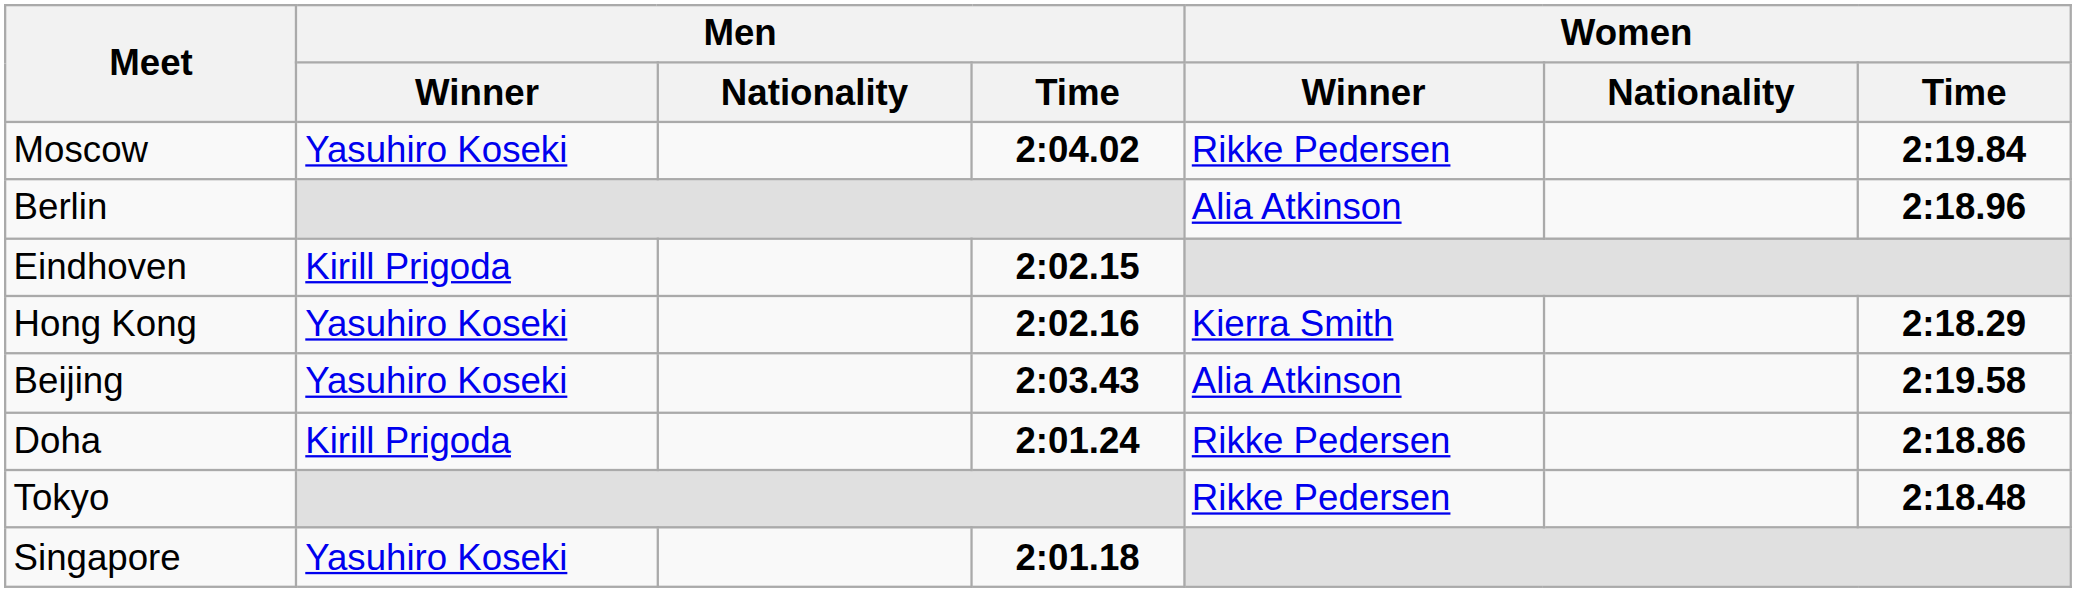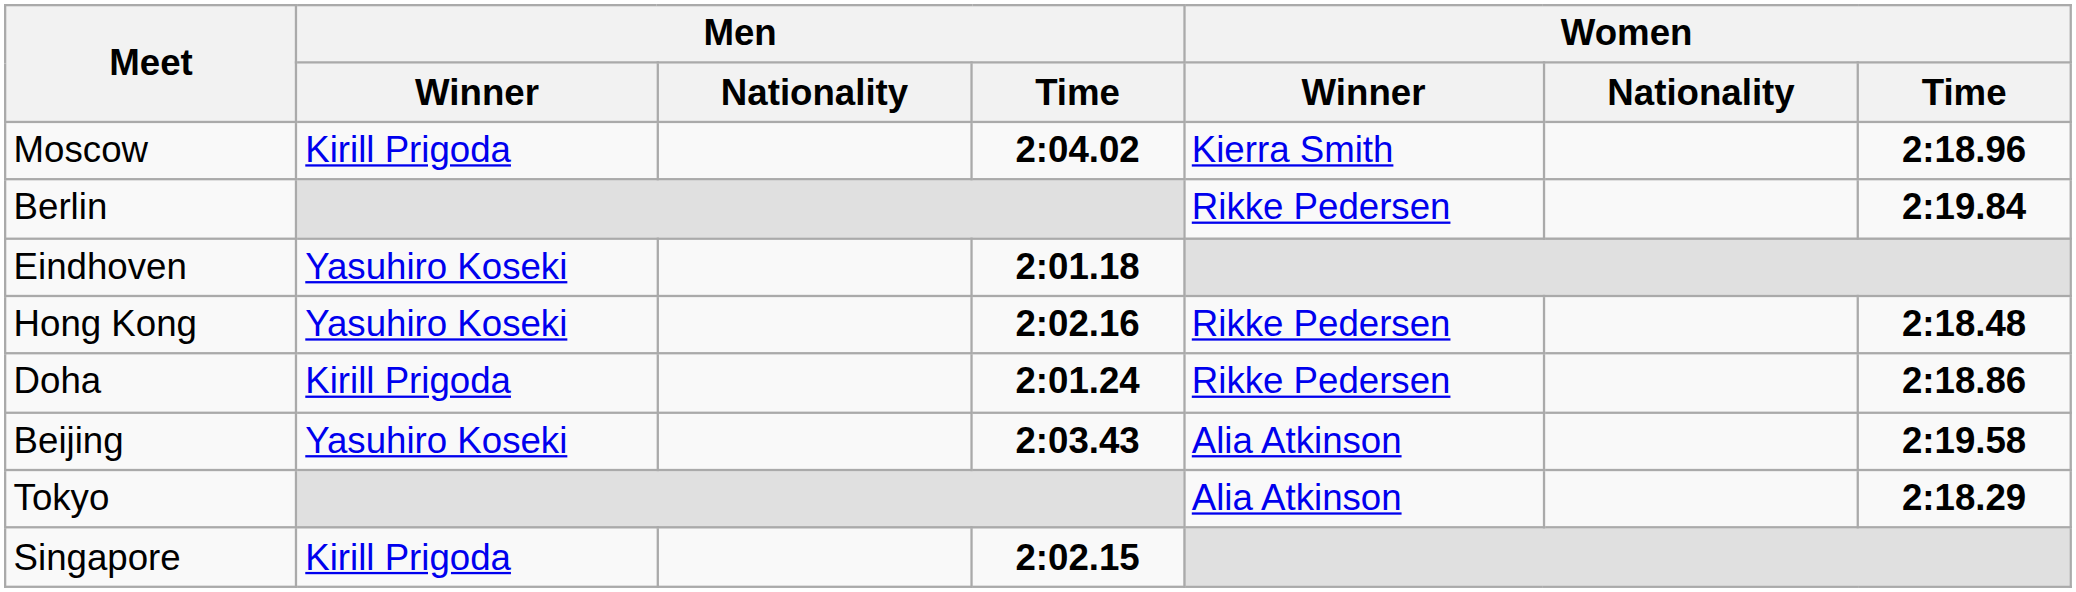(436, 149) Yasuhiro Koseki -> (408, 149) Kirill Prigoda
(1321, 149) Rikke Pedersen -> (1293, 149) Kierra Smith
(1964, 149) 2:19.84 -> (1964, 149) 2:18.96
(1297, 207) Alia Atkinson -> (1321, 207) Rikke Pedersen
(1964, 207) 2:18.96 -> (1964, 207) 2:19.84
(408, 265) Kirill Prigoda -> (436, 265) Yasuhiro Koseki
(1078, 265) 2:02.15 -> (1078, 265) 2:01.18
(1293, 324) Kierra Smith -> (1321, 324) Rikke Pedersen
(1964, 324) 2:18.29 -> (1964, 324) 2:18.48
rows swapped: (57, 440) <-> (69, 382)
(1321, 498) Rikke Pedersen -> (1297, 498) Alia Atkinson
(1964, 498) 2:18.48 -> (1964, 498) 2:18.29
(436, 556) Yasuhiro Koseki -> (408, 556) Kirill Prigoda
(1078, 556) 2:01.18 -> (1078, 556) 2:02.15
